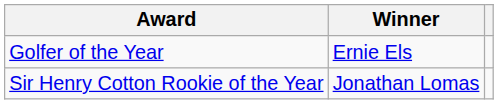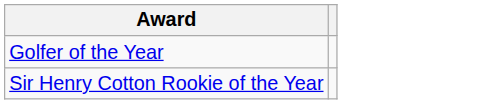- column: (406, 20)
